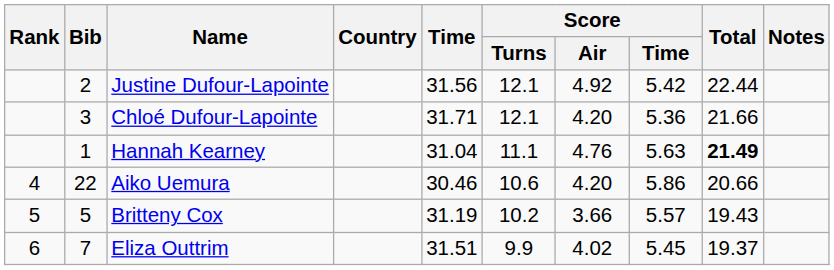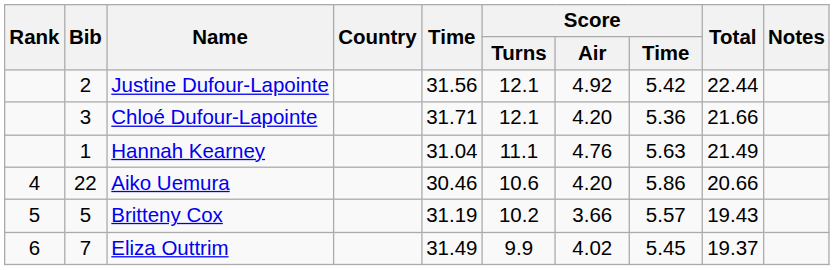(733, 150) bold -> (733, 150) normal
(452, 248) 31.51 -> (452, 248) 31.49
